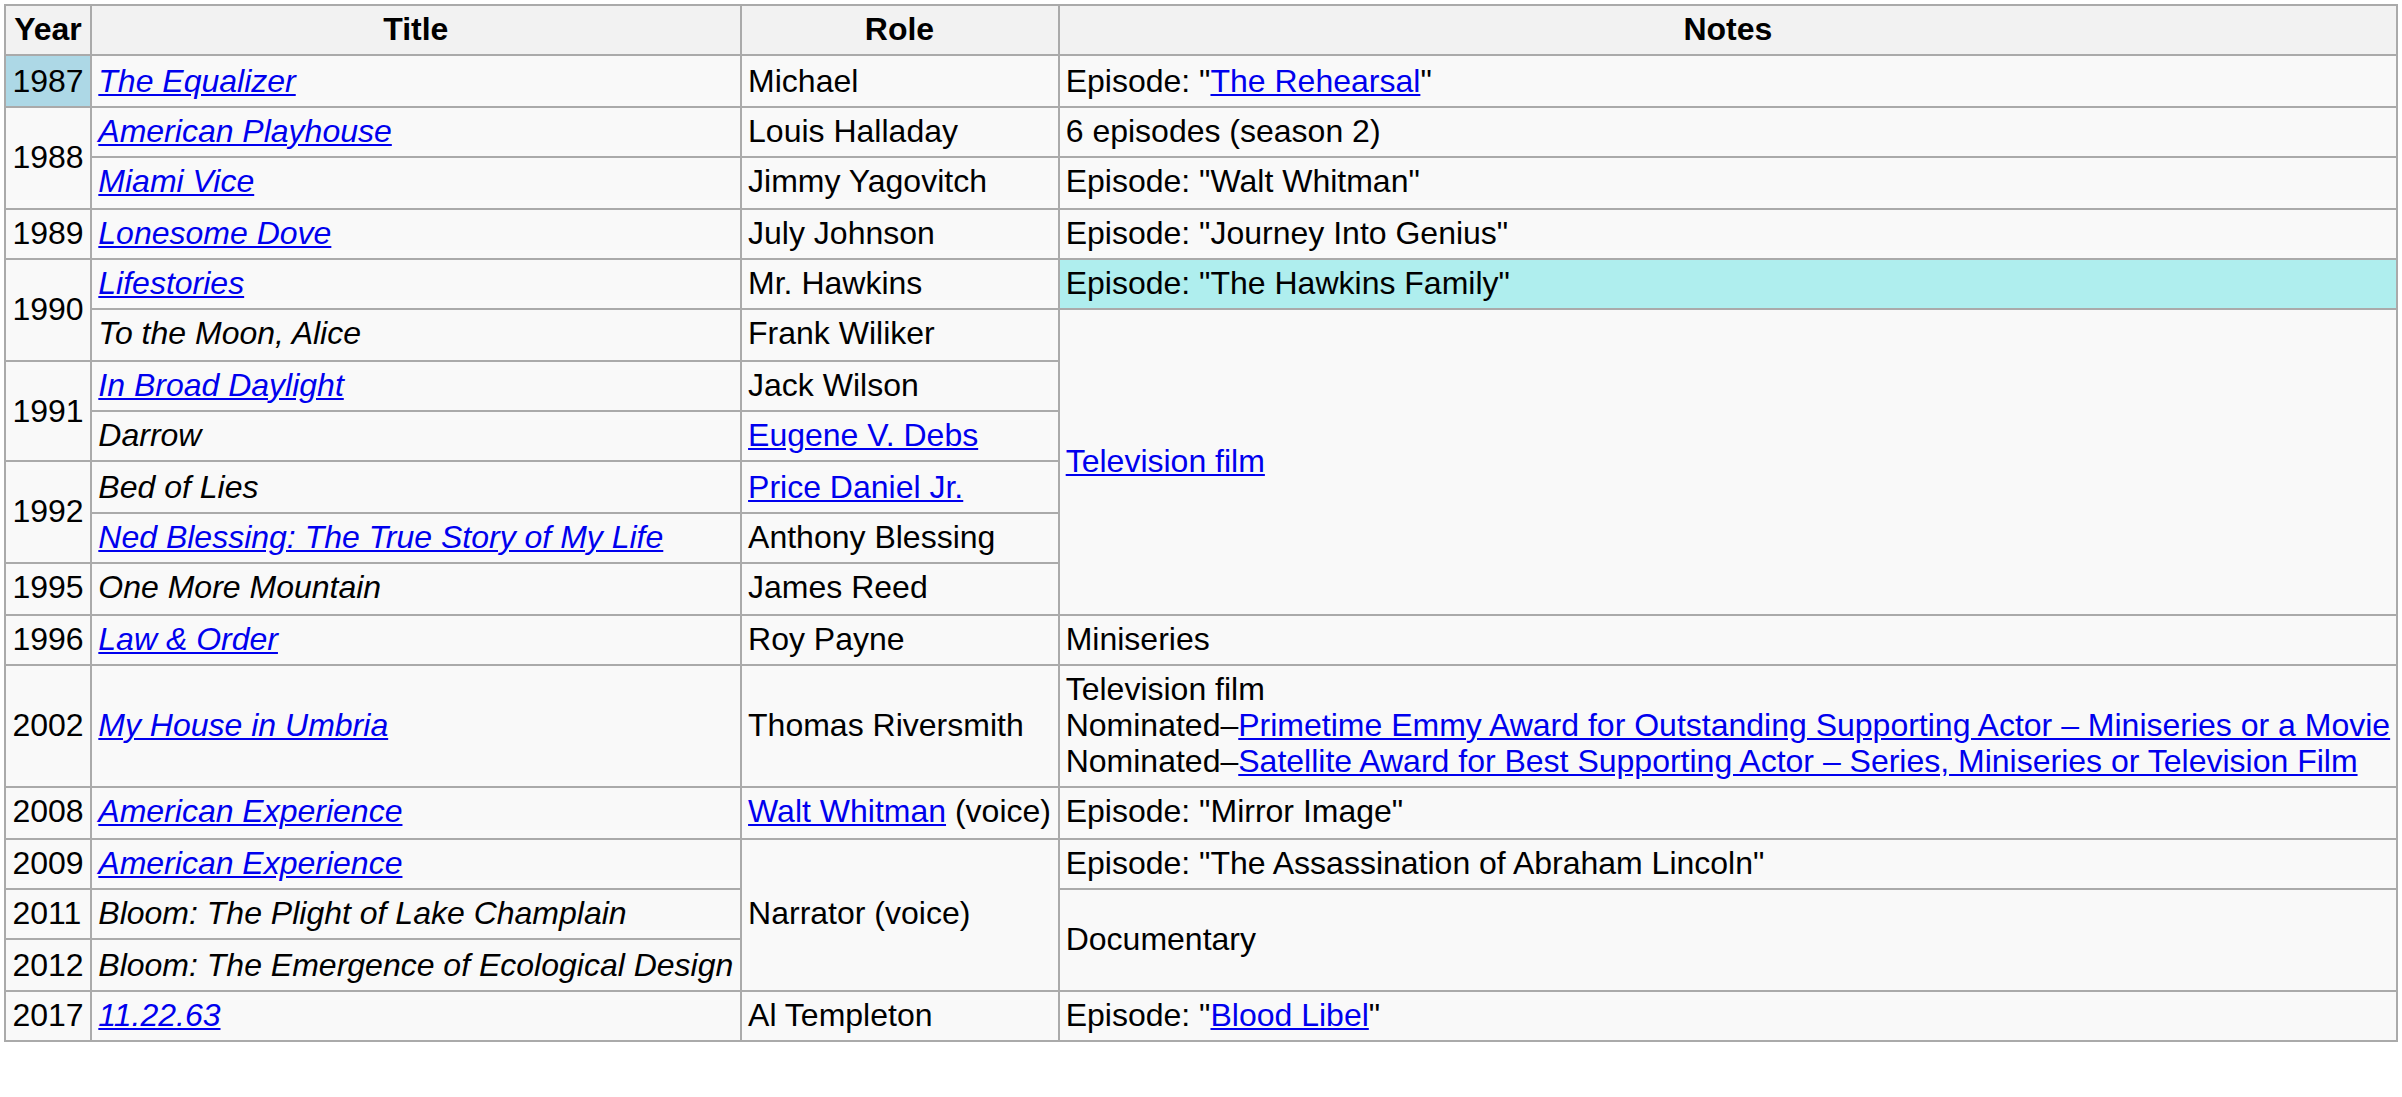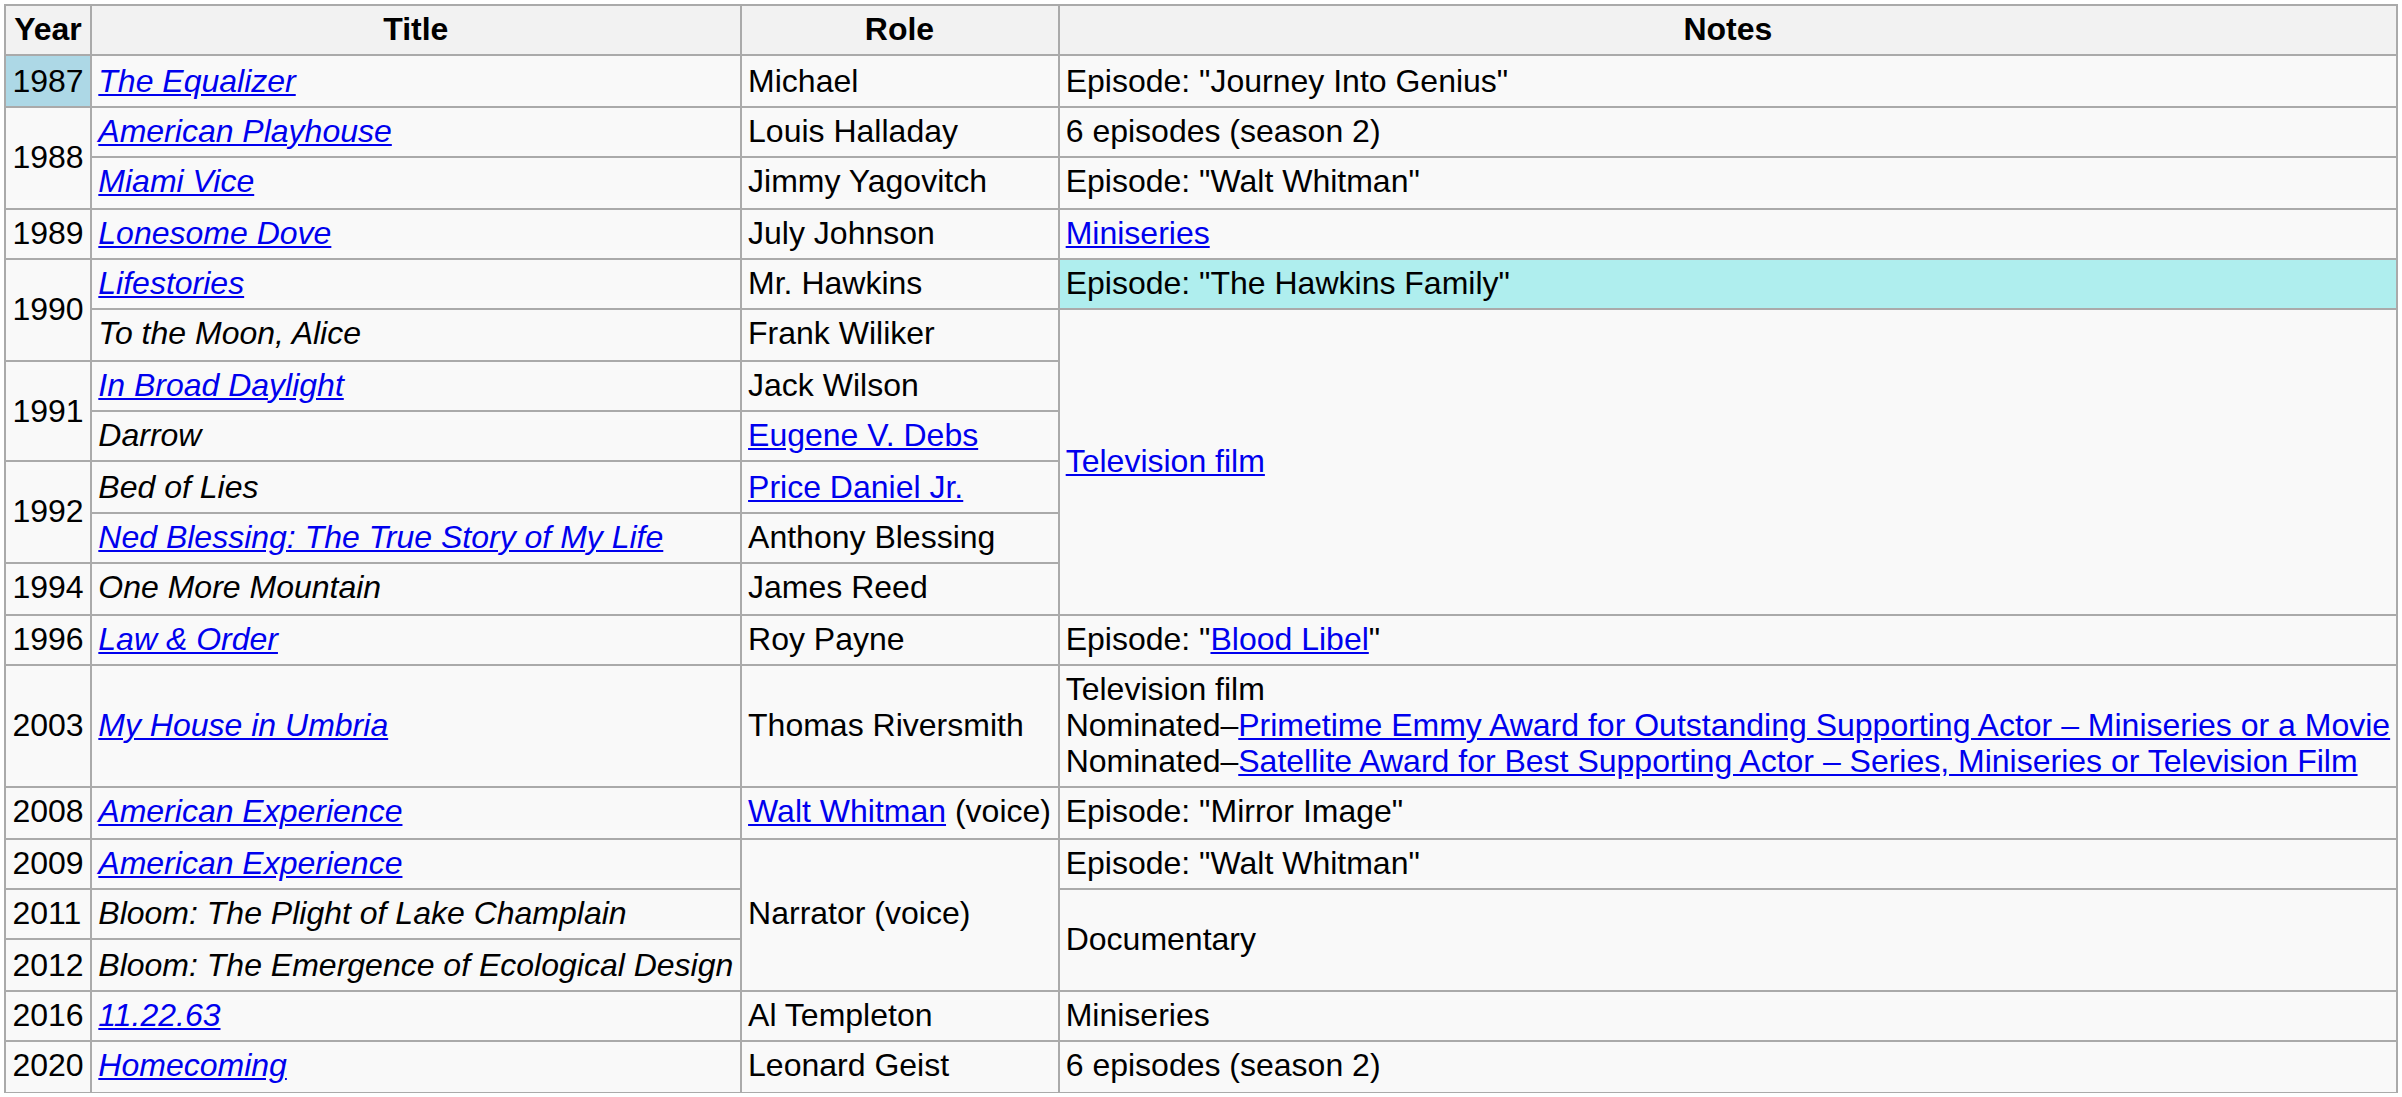(1249, 80) Episode: "The Rehearsal" -> (1287, 80) Episode: "Journey Into Genius"
(1287, 232) Episode: "Journey Into Genius" -> (1138, 232) Miniseries
(48, 588) 1995 -> (48, 588) 1994
(1138, 638) Miniseries -> (1223, 638) Episode: "Blood Libel"
(48, 725) 2002 -> (48, 725) 2003
(1415, 863) Episode: "The Assassination of Abraham Lincoln" -> (1243, 863) Episode: "Walt Whitman"
(48, 1015) 2017 -> (48, 1015) 2016
(1223, 1015) Episode: "Blood Libel" -> (1138, 1015) Miniseries
+ row: (193, 1066)
